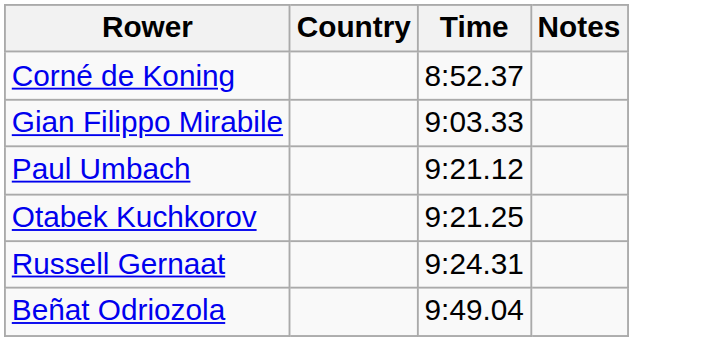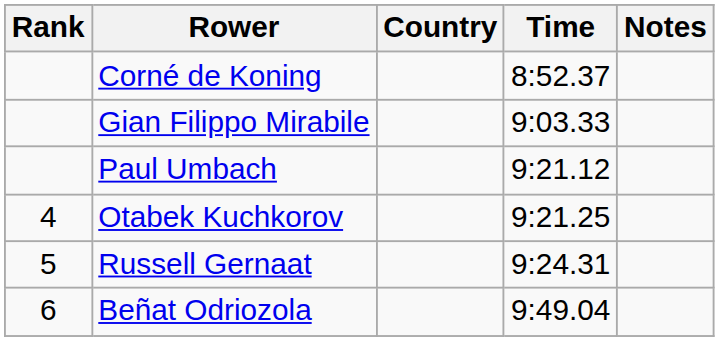+ column: (48, 28)
